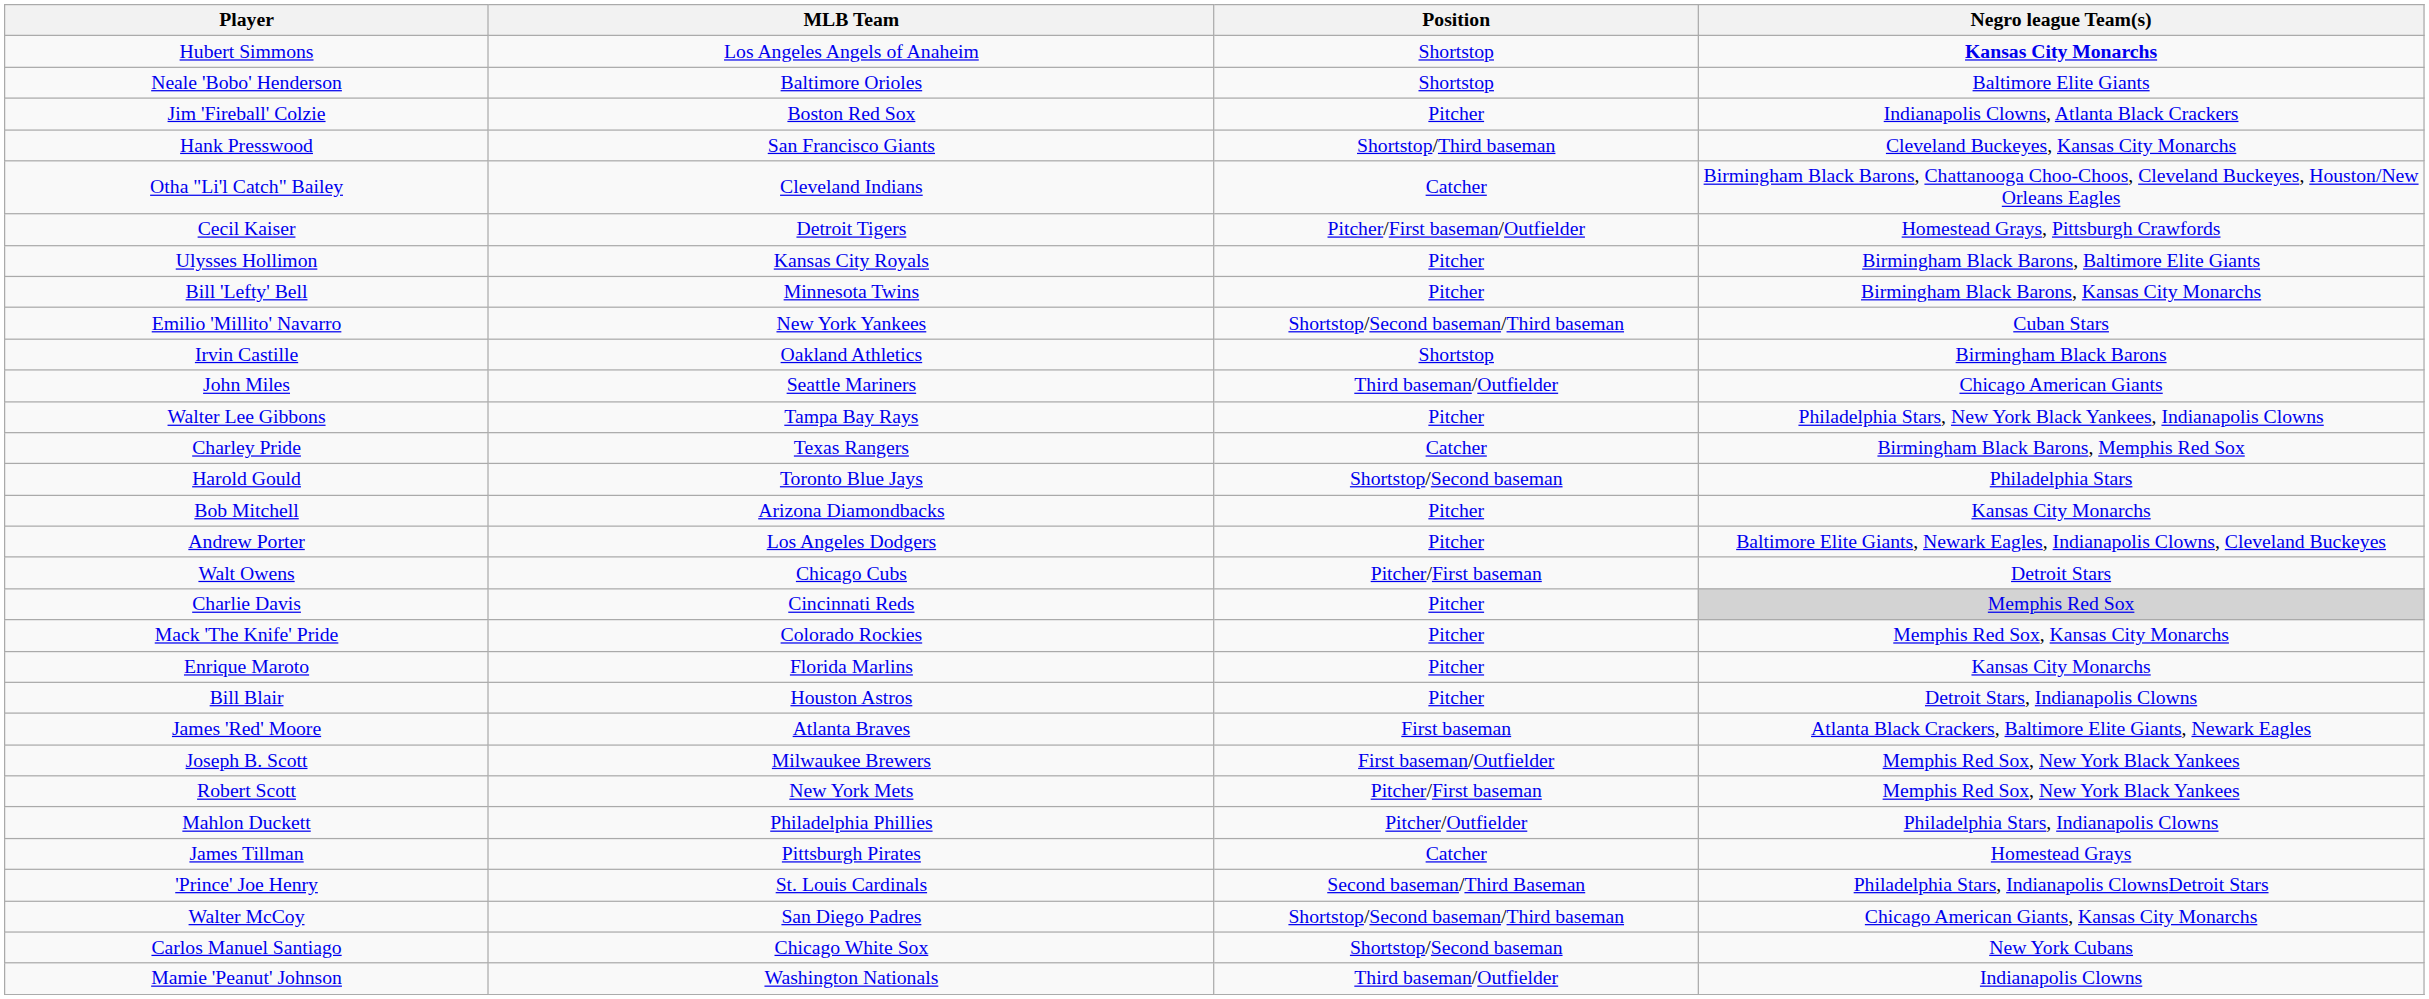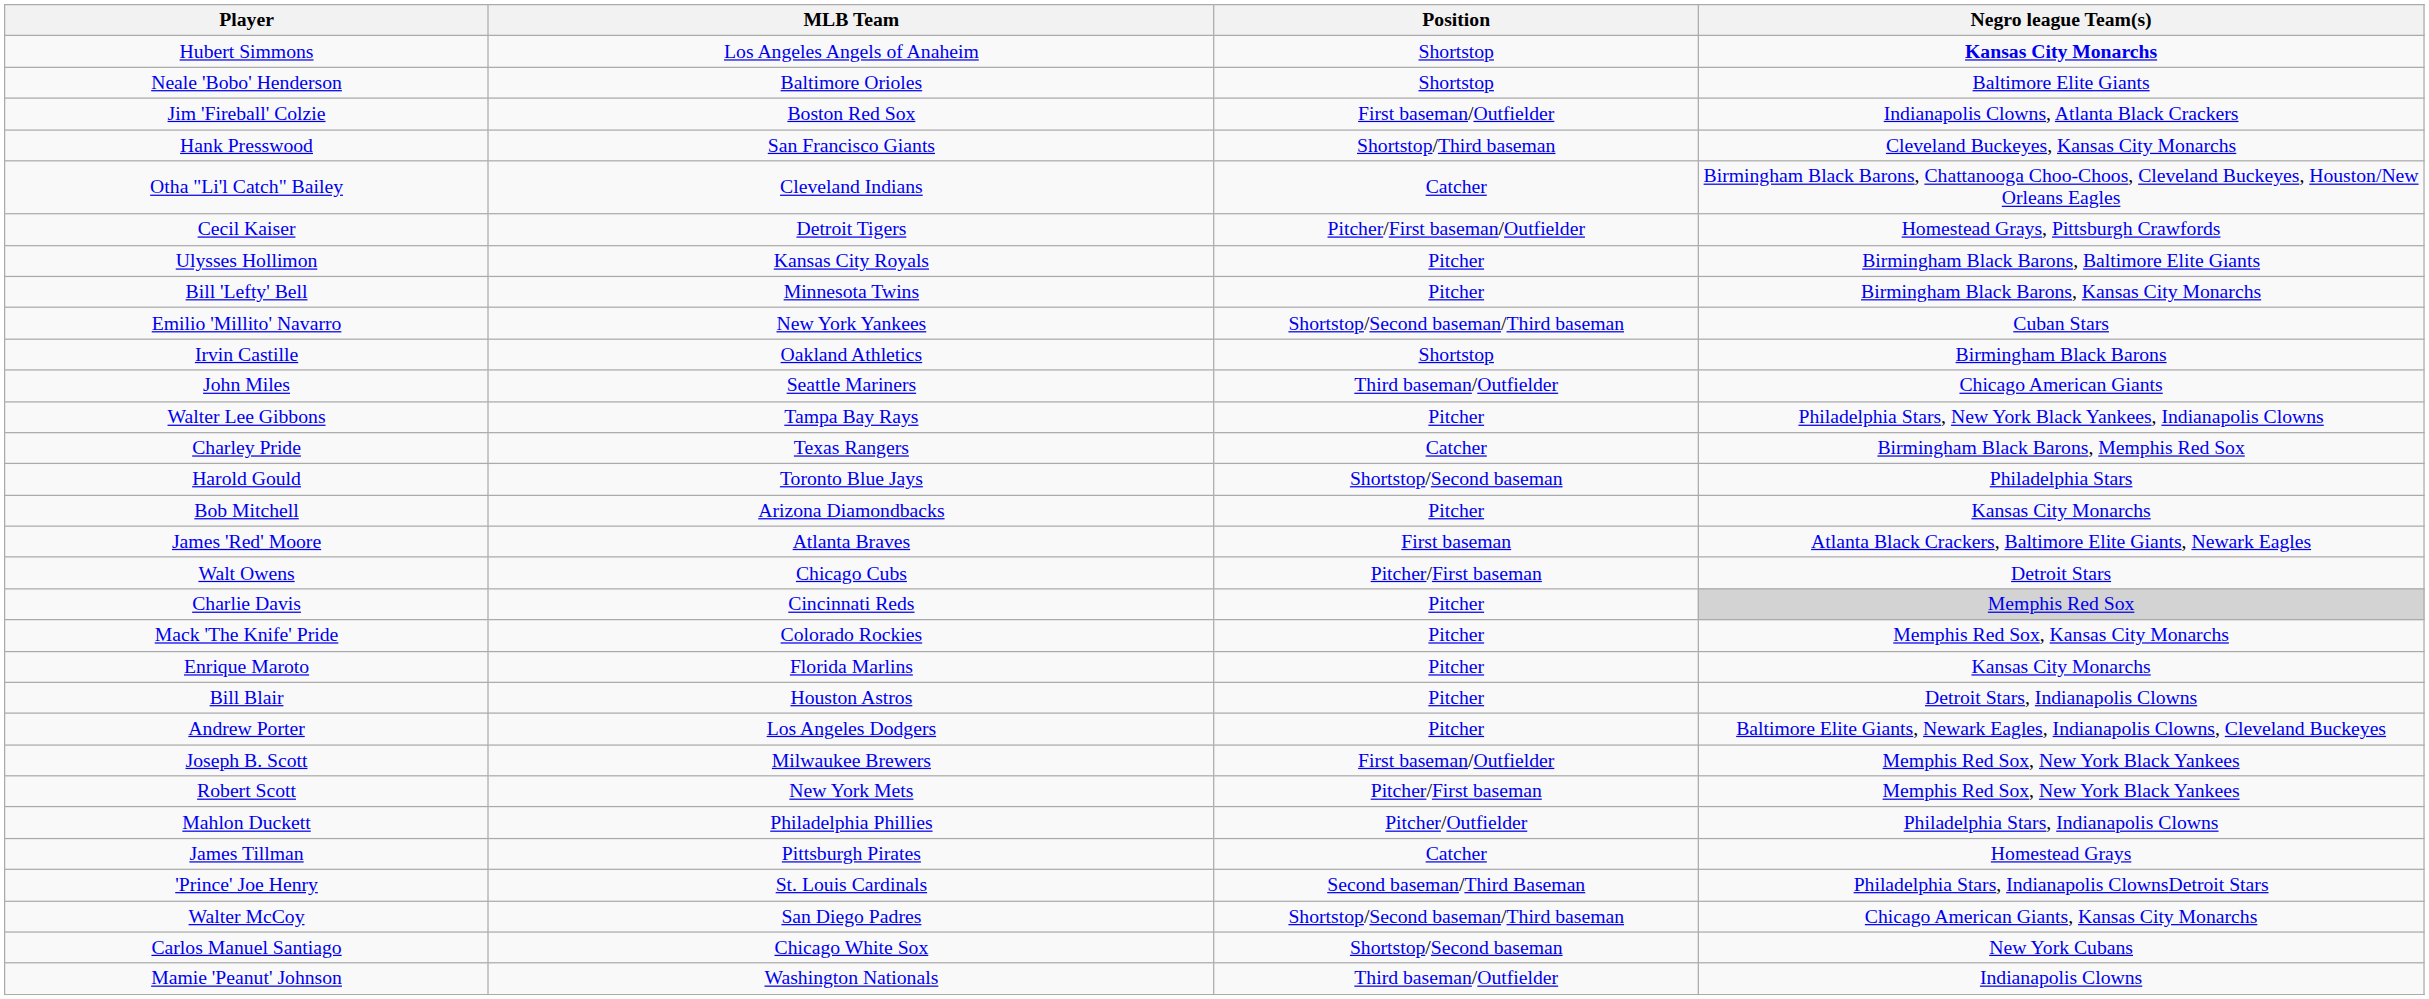(1456, 113) Pitcher -> (1456, 113) First baseman/Outfielder
rows swapped: (247, 728) <-> (247, 541)
